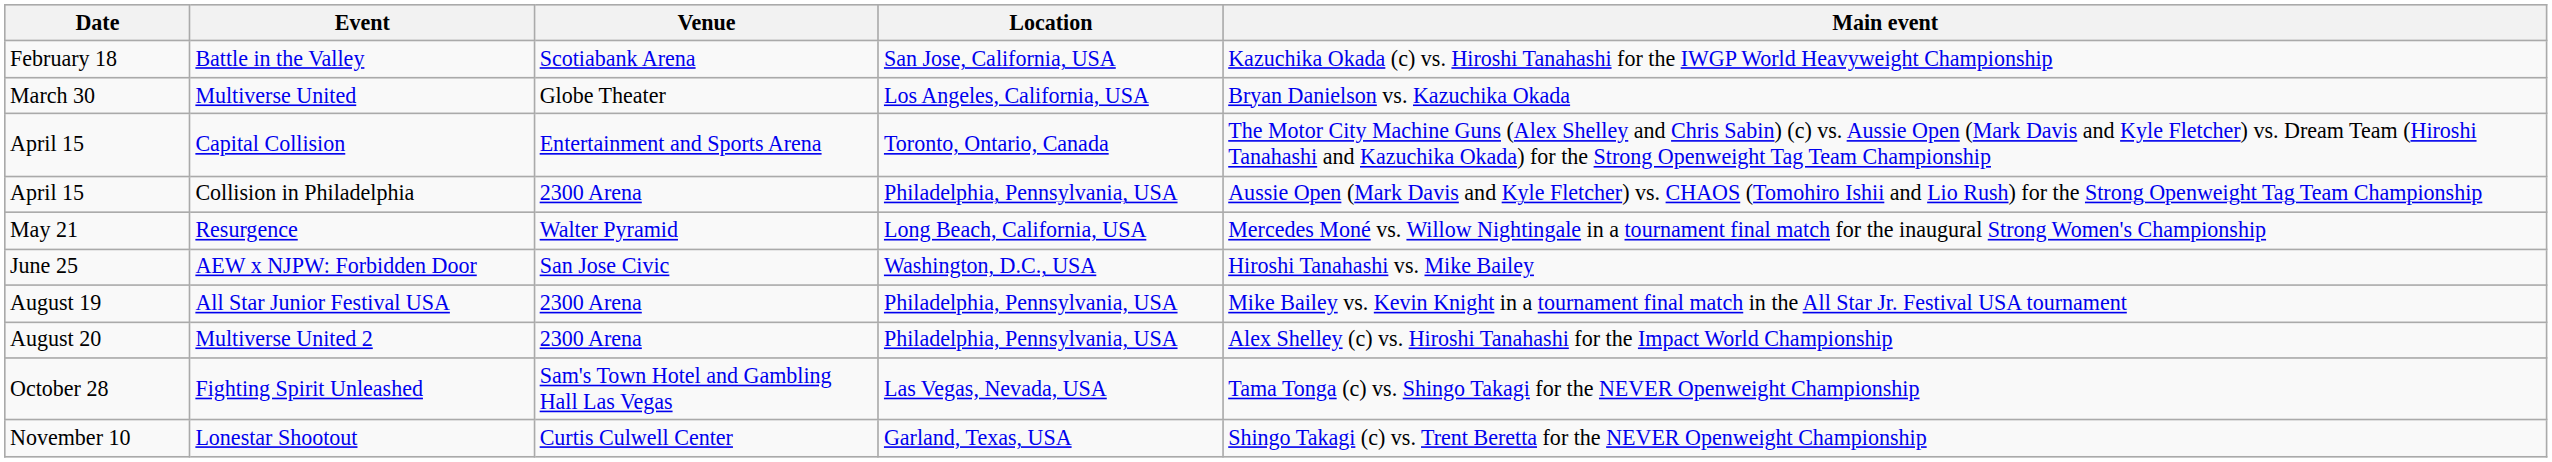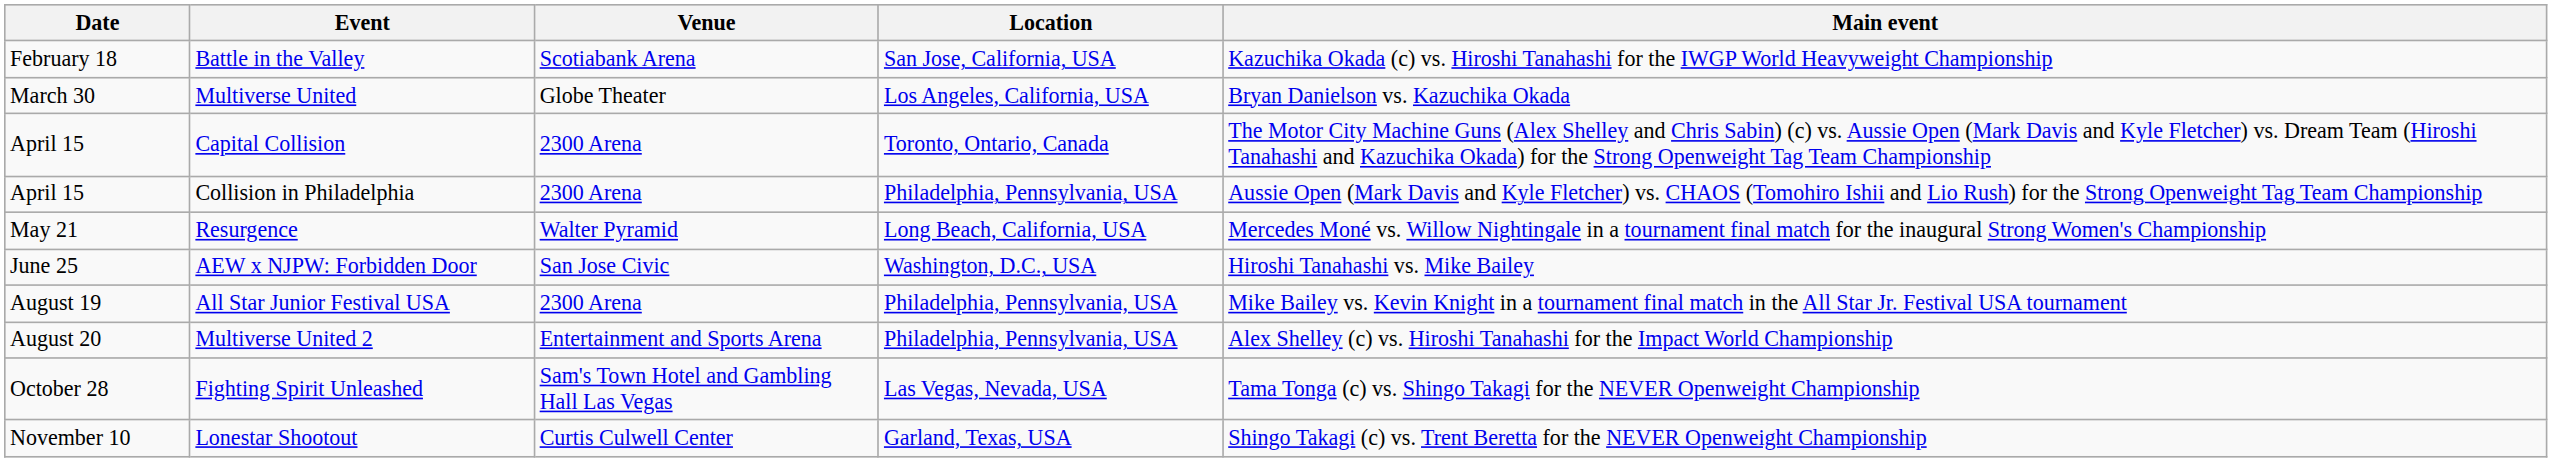(681, 144) Entertainment and Sports Arena -> (591, 144) 2300 Arena
(591, 338) 2300 Arena -> (681, 338) Entertainment and Sports Arena
